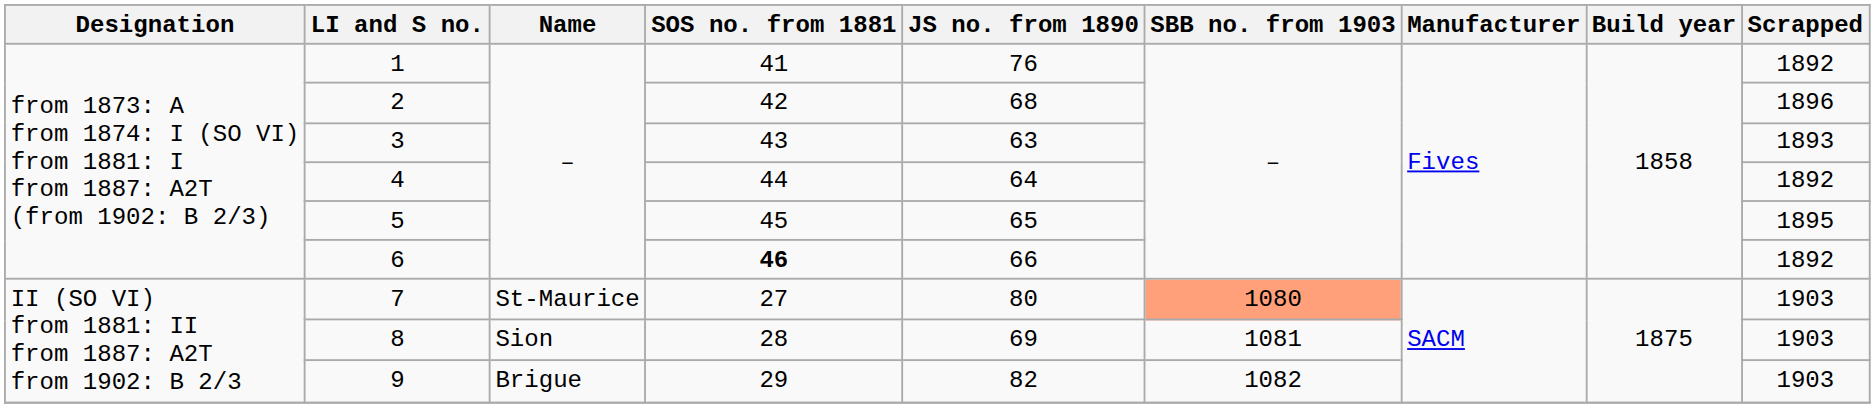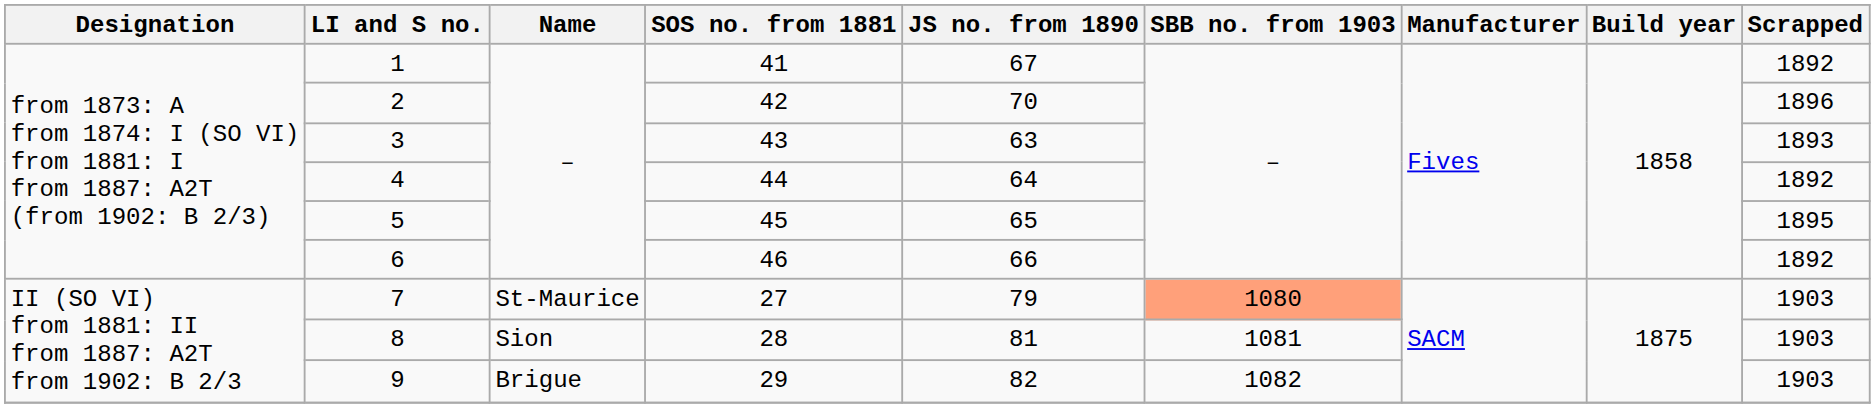(1023, 64) 76 -> (1023, 64) 67
(1023, 103) 68 -> (1023, 103) 70
(774, 260) bold -> (774, 260) normal
(1023, 300) 80 -> (1023, 300) 79
(1023, 341) 69 -> (1023, 341) 81
